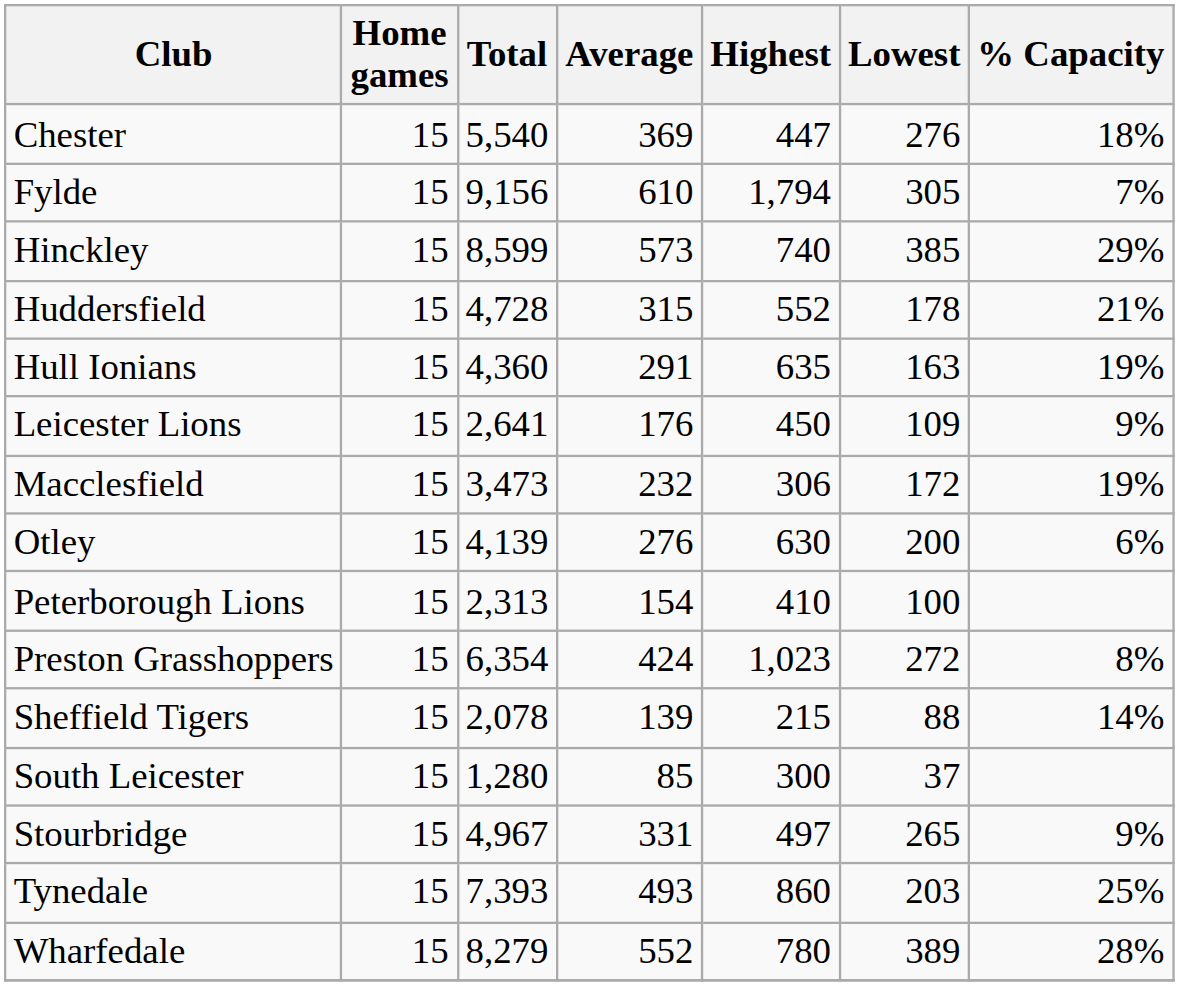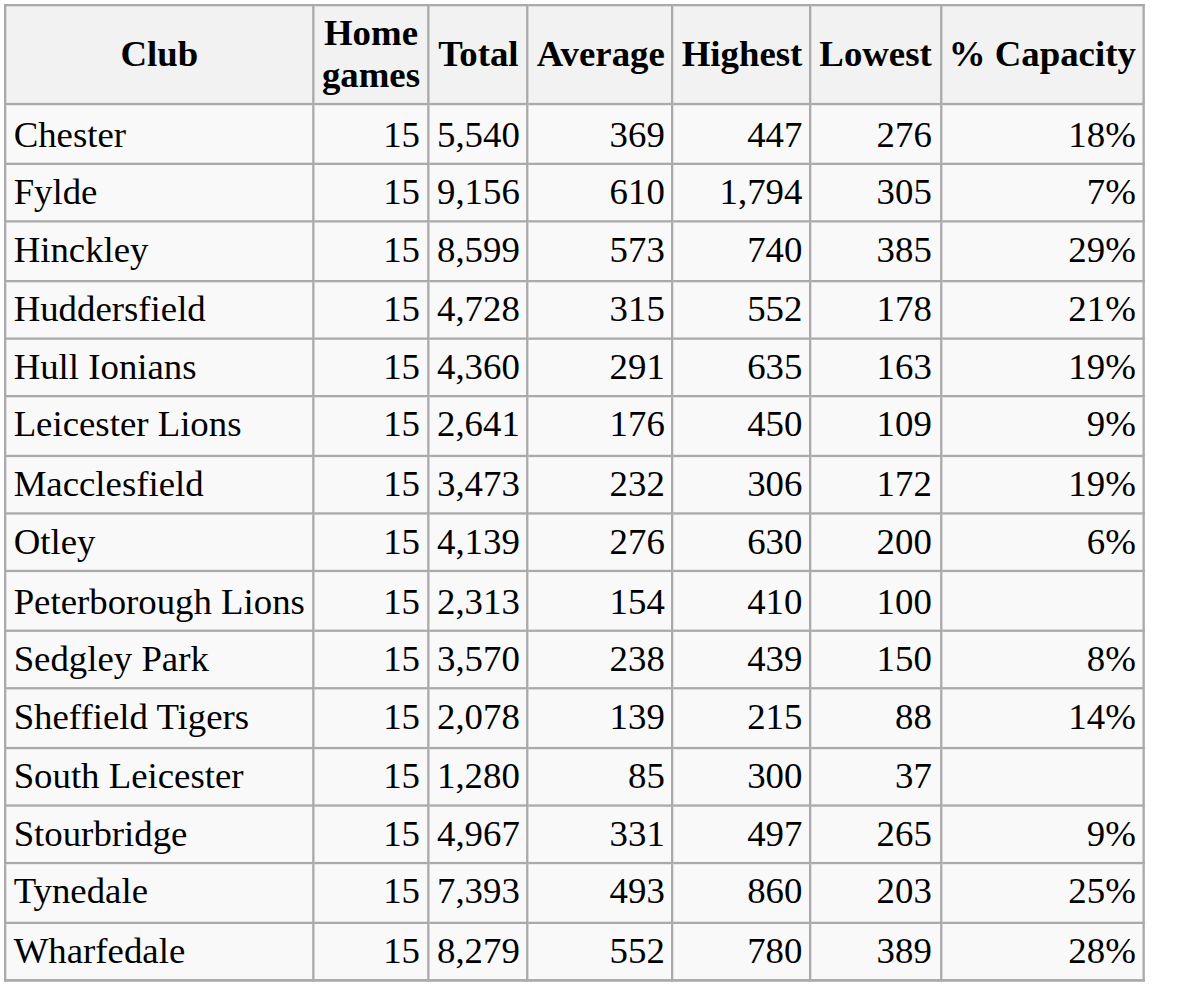- row: (174, 658)
+ row: (111, 658)
